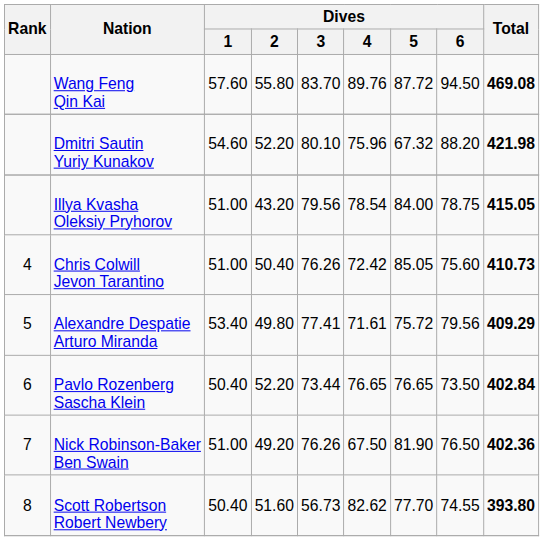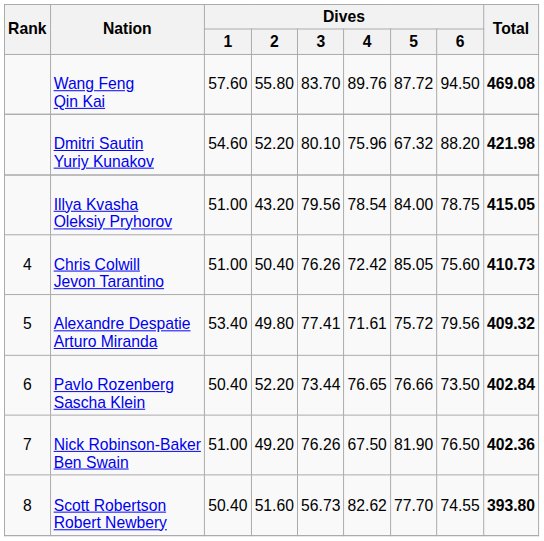(511, 324) 409.29 -> (511, 324) 409.32
(414, 385) 76.65 -> (414, 385) 76.66
